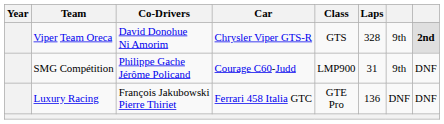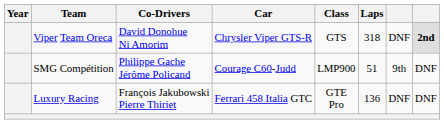(372, 37) 328 -> (372, 37) 318
(399, 37) 9th -> (399, 37) DNF
(372, 68) 31 -> (372, 68) 51
